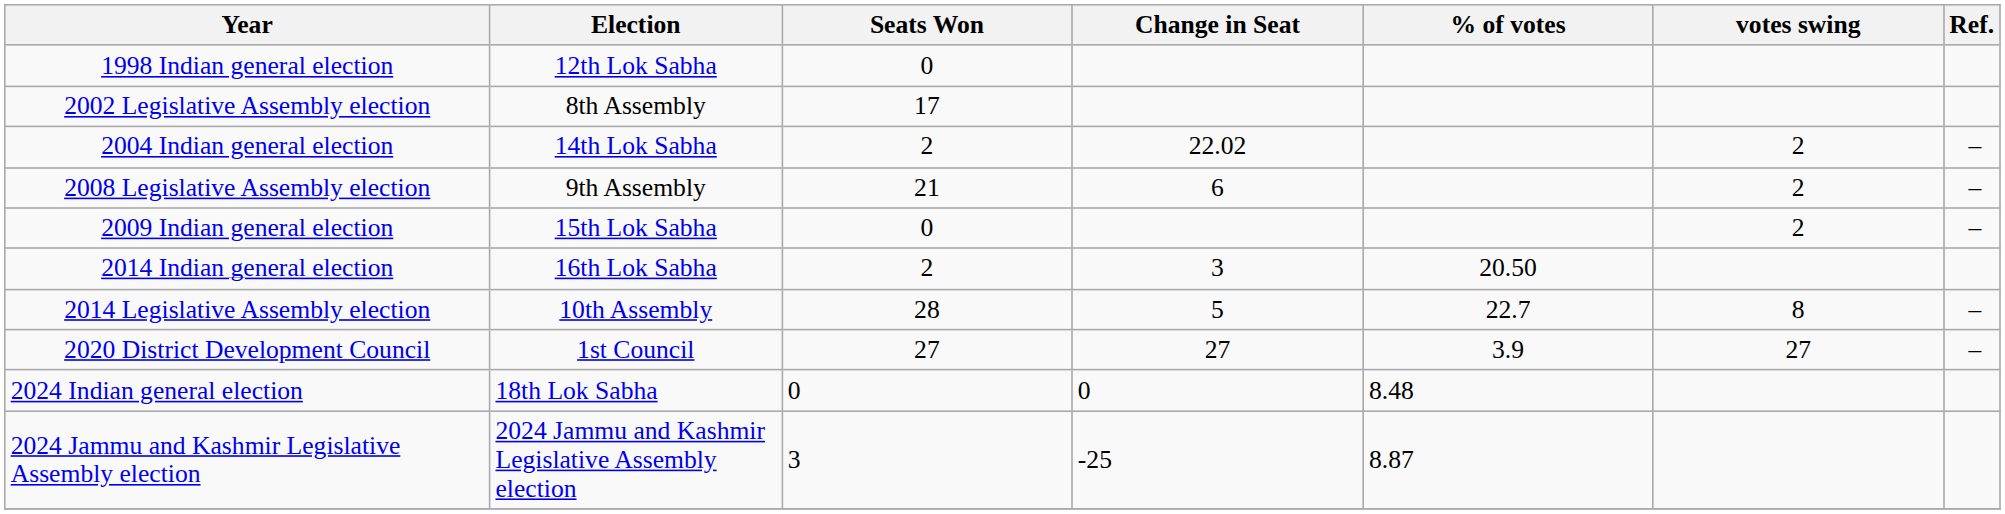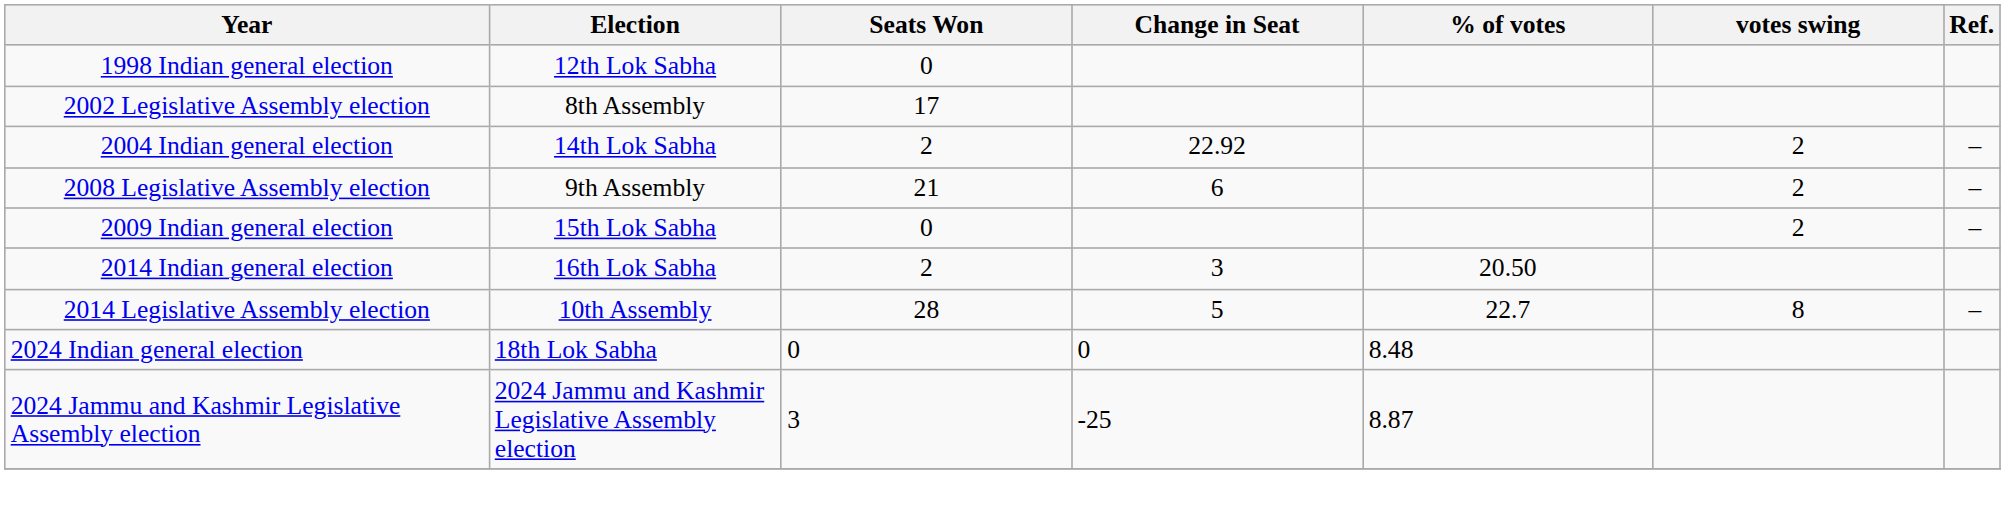(1217, 146) 22.02 -> (1217, 146) 22.92
- row: (247, 349)
